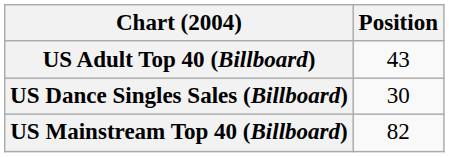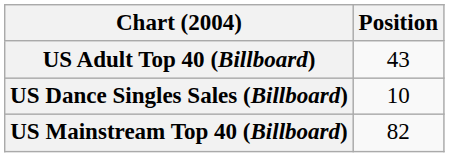(398, 95) 30 -> (398, 95) 10
